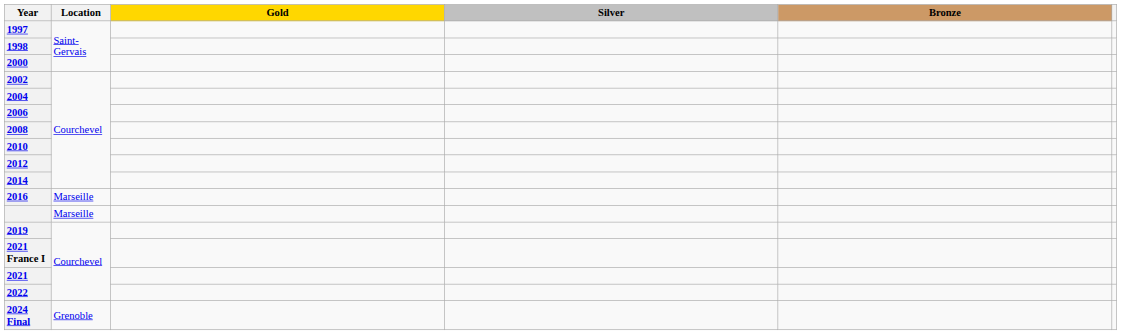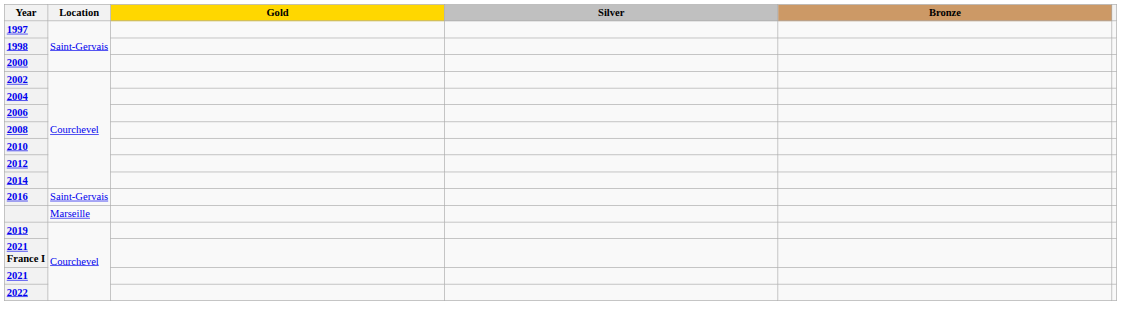(73, 197) Marseille -> (79, 197) Saint-Gervais
- row: (18, 315)
